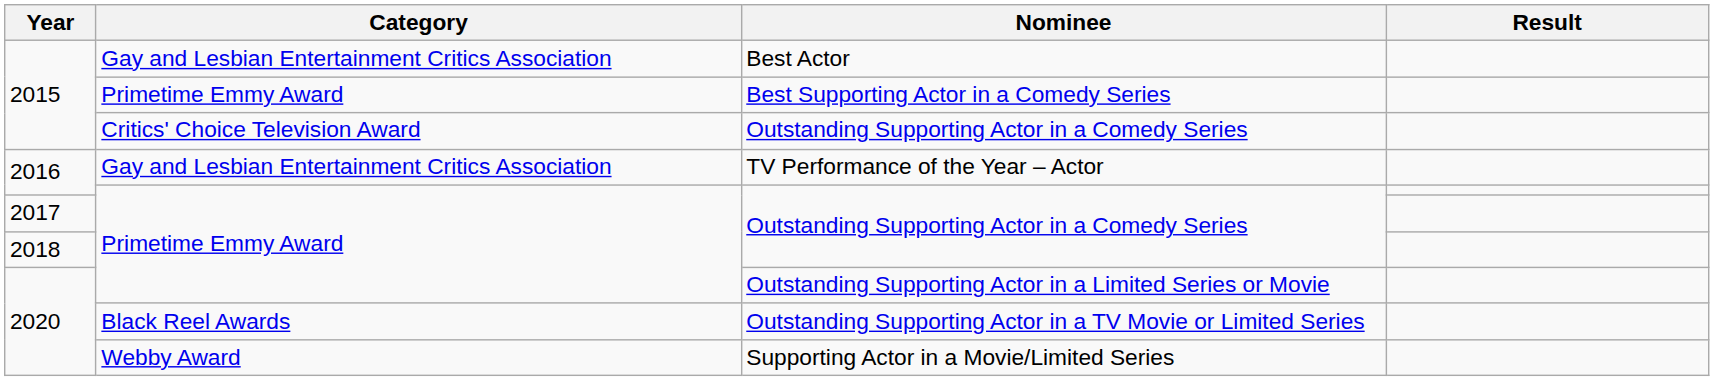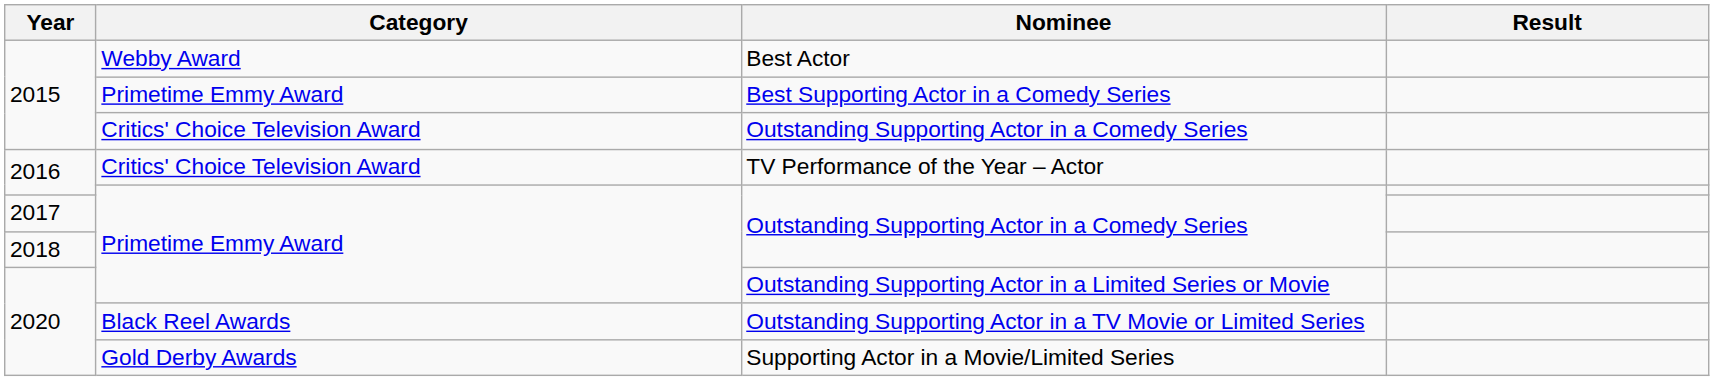(356, 58) Gay and Lesbian Entertainment Critics Association -> (171, 58) Webby Award
(356, 166) Gay and Lesbian Entertainment Critics Association -> (261, 166) Critics' Choice Television Award
(171, 357) Webby Award -> (199, 357) Gold Derby Awards
